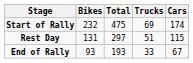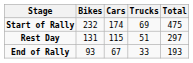columns swapped: (177, 11) <-> (118, 11)
